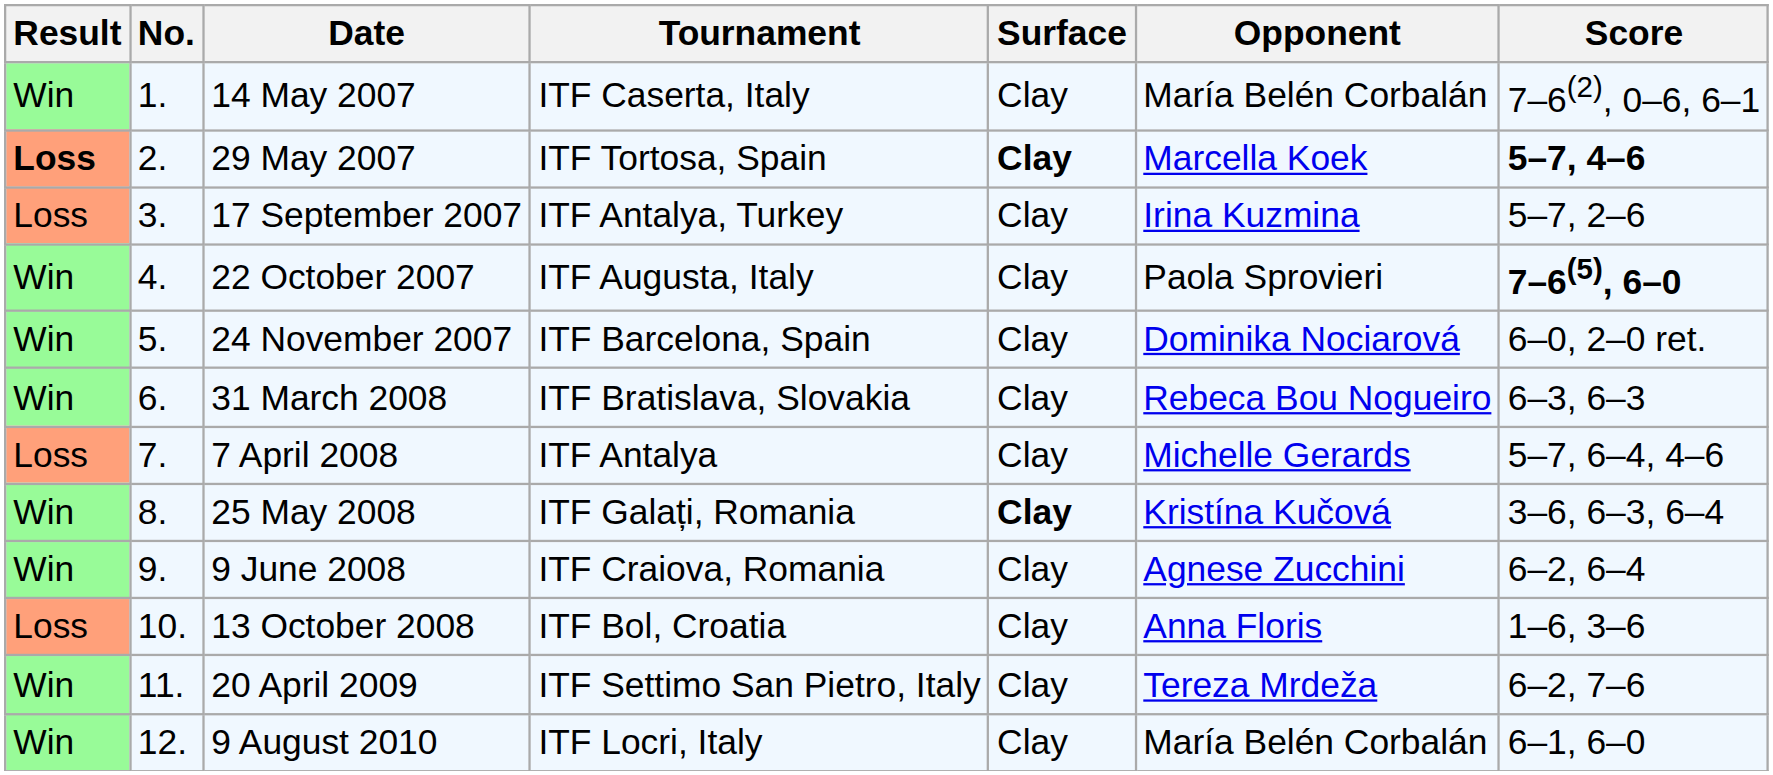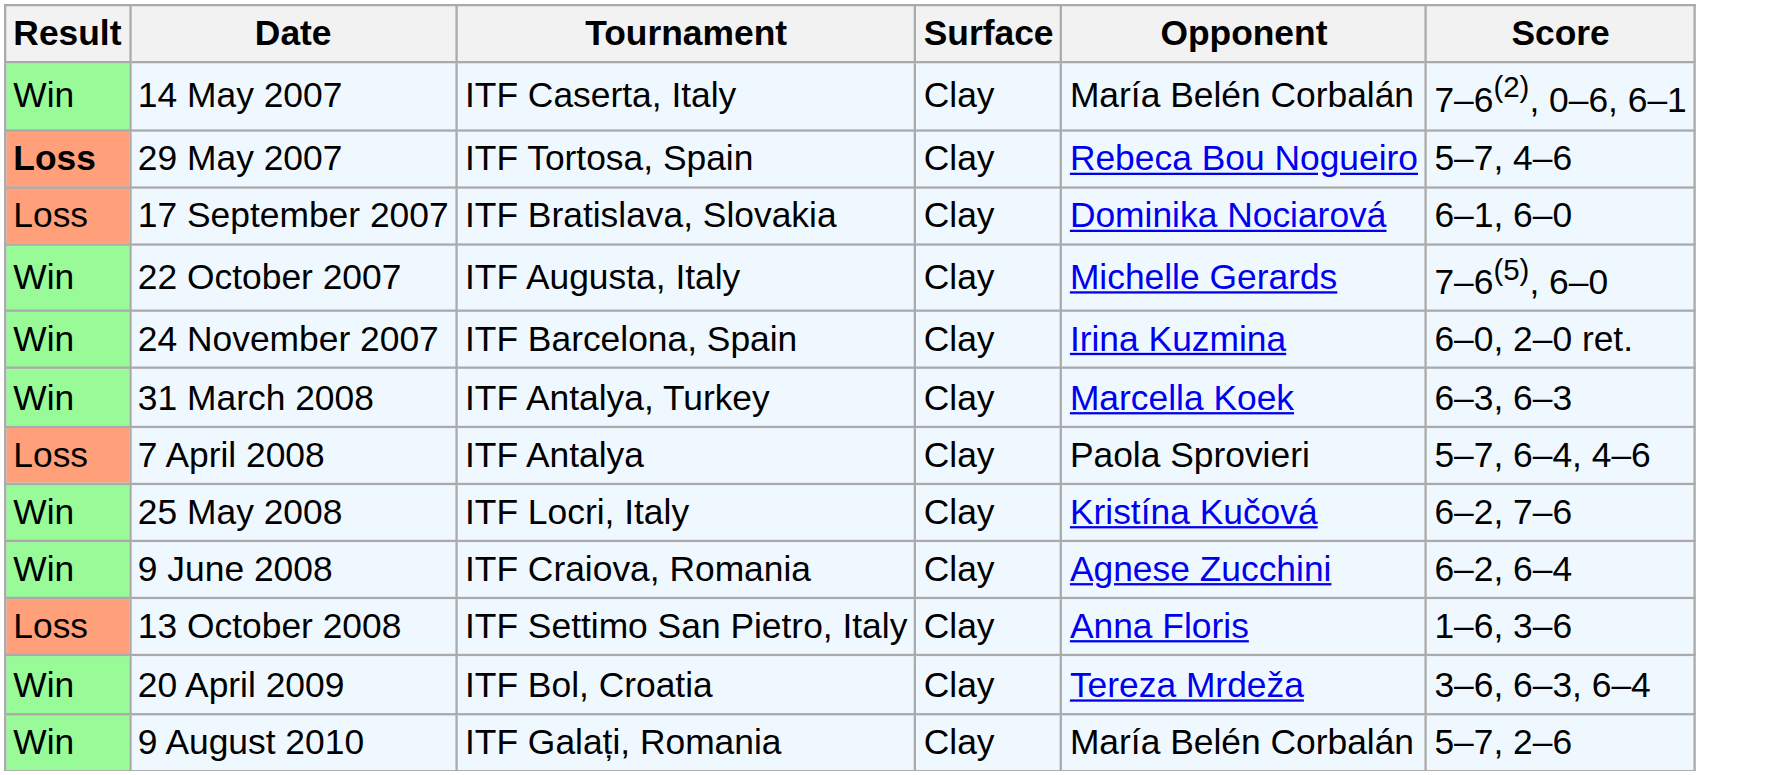- column: (166, 32)
(1034, 157) bold -> (959, 157) normal
(1255, 157) Marcella Koek -> (1244, 157) Rebeca Bou Nogueiro
(1577, 157) bold -> (1503, 157) normal
(691, 214) ITF Antalya, Turkey -> (651, 214) ITF Bratislava, Slovakia
(1251, 214) Irina Kuzmina -> (1228, 214) Dominika Nociarová
(1577, 214) 5–7, 2–6 -> (1503, 214) 6–1, 6–0
(1263, 276) Paola Sprovieri -> (1204, 276) Michelle Gerards
(1595, 276) bold -> (1521, 276) normal
(1302, 338) Dominika Nociarová -> (1178, 338) Irina Kuzmina
(724, 396) ITF Bratislava, Slovakia -> (617, 396) ITF Antalya, Turkey
(1317, 396) Rebeca Bou Nogueiro -> (1182, 396) Marcella Koek
(1277, 453) Michelle Gerards -> (1190, 453) Paola Sprovieri
(697, 511) ITF Galați, Romania -> (577, 511) ITF Locri, Italy
(1034, 511) bold -> (959, 511) normal
(1616, 511) 3–6, 6–3, 6–4 -> (1503, 511) 6–2, 7–6
(662, 626) ITF Bol, Croatia -> (686, 626) ITF Settimo San Pietro, Italy
(760, 683) ITF Settimo San Pietro, Italy -> (589, 683) ITF Bol, Croatia
(1577, 683) 6–2, 7–6 -> (1543, 683) 3–6, 6–3, 6–4
(650, 740) ITF Locri, Italy -> (623, 740) ITF Galați, Romania
(1577, 740) 6–1, 6–0 -> (1503, 740) 5–7, 2–6
